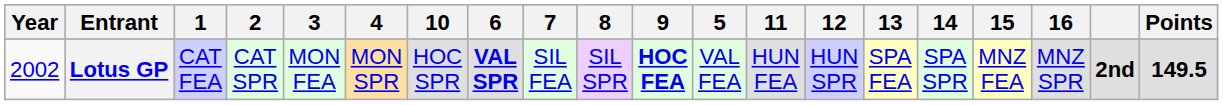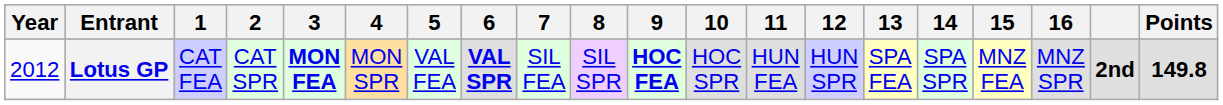columns swapped: (720, 22) <-> (438, 22)
(35, 69) 2002 -> (35, 69) 2012
(314, 69) normal -> (314, 69) bold
(1179, 69) 149.5 -> (1179, 69) 149.8
